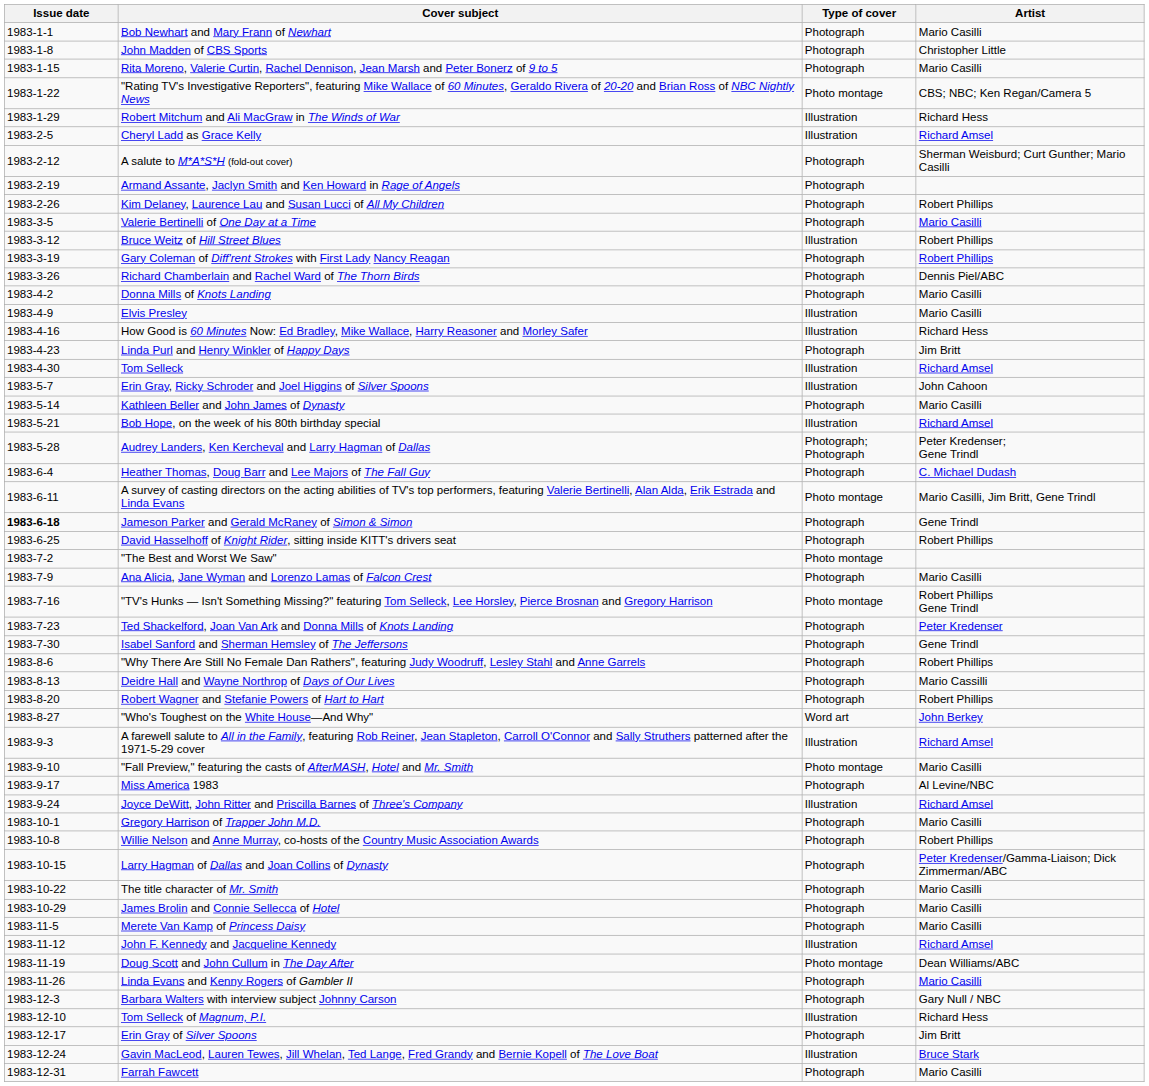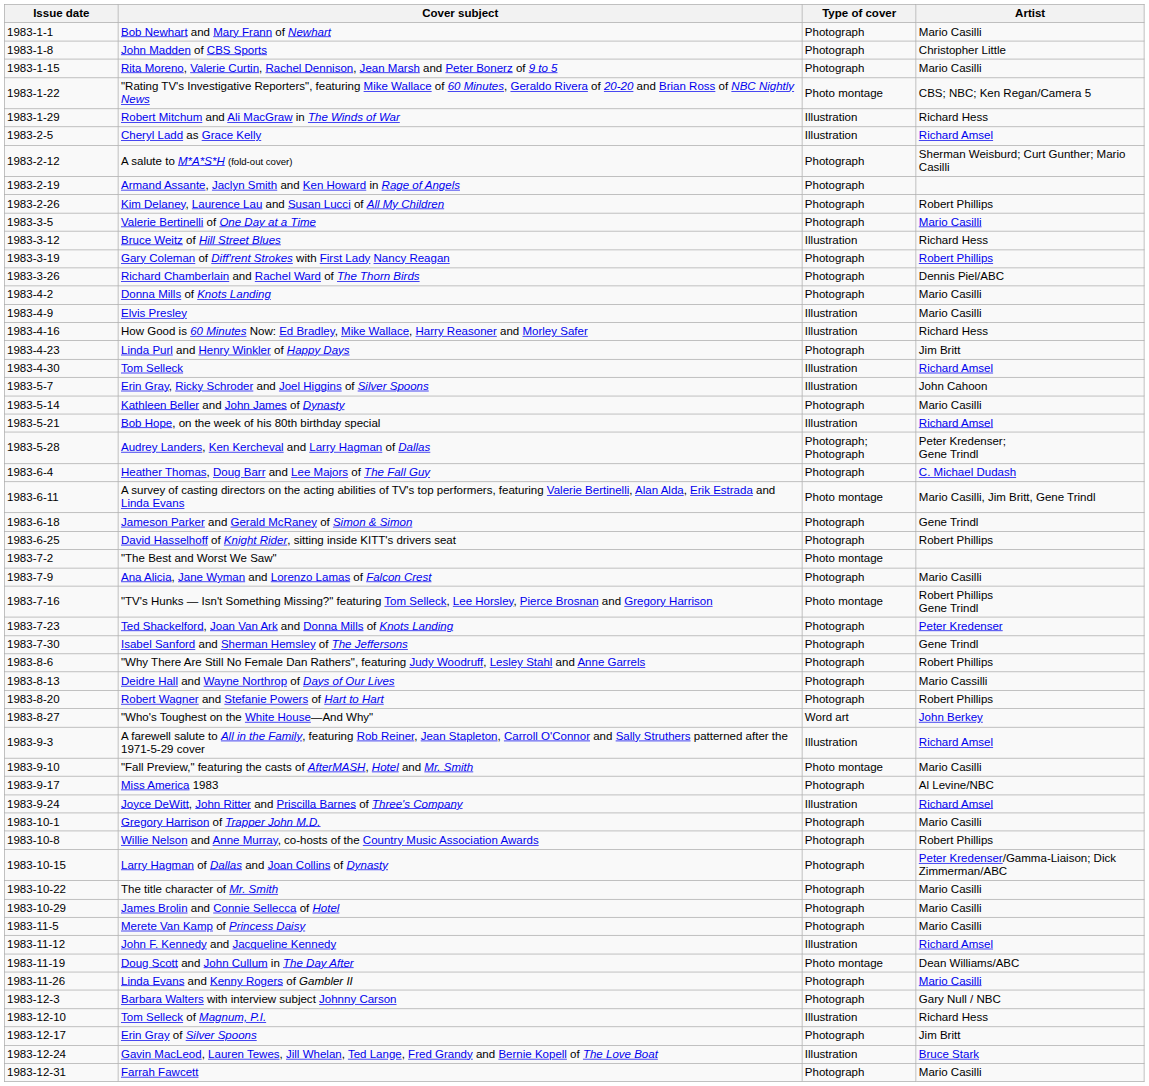(956, 240) Robert Phillips -> (953, 240) Richard Hess
(33, 522) bold -> (33, 522) normal
